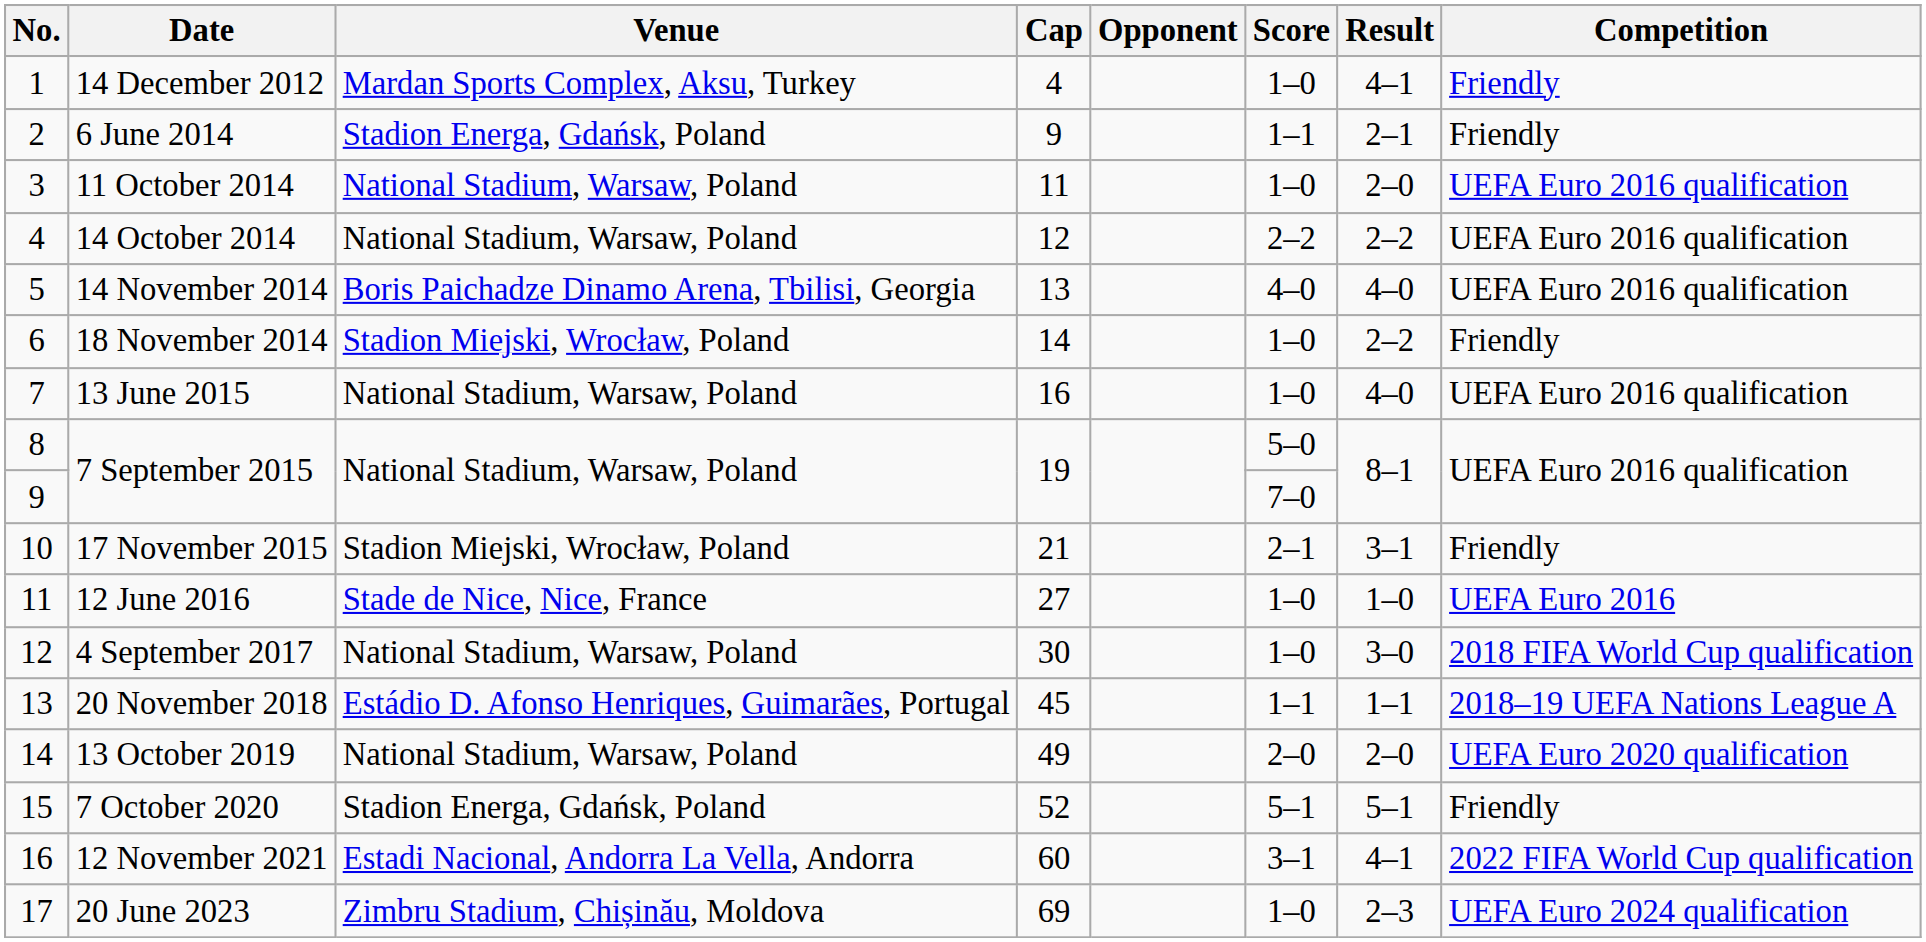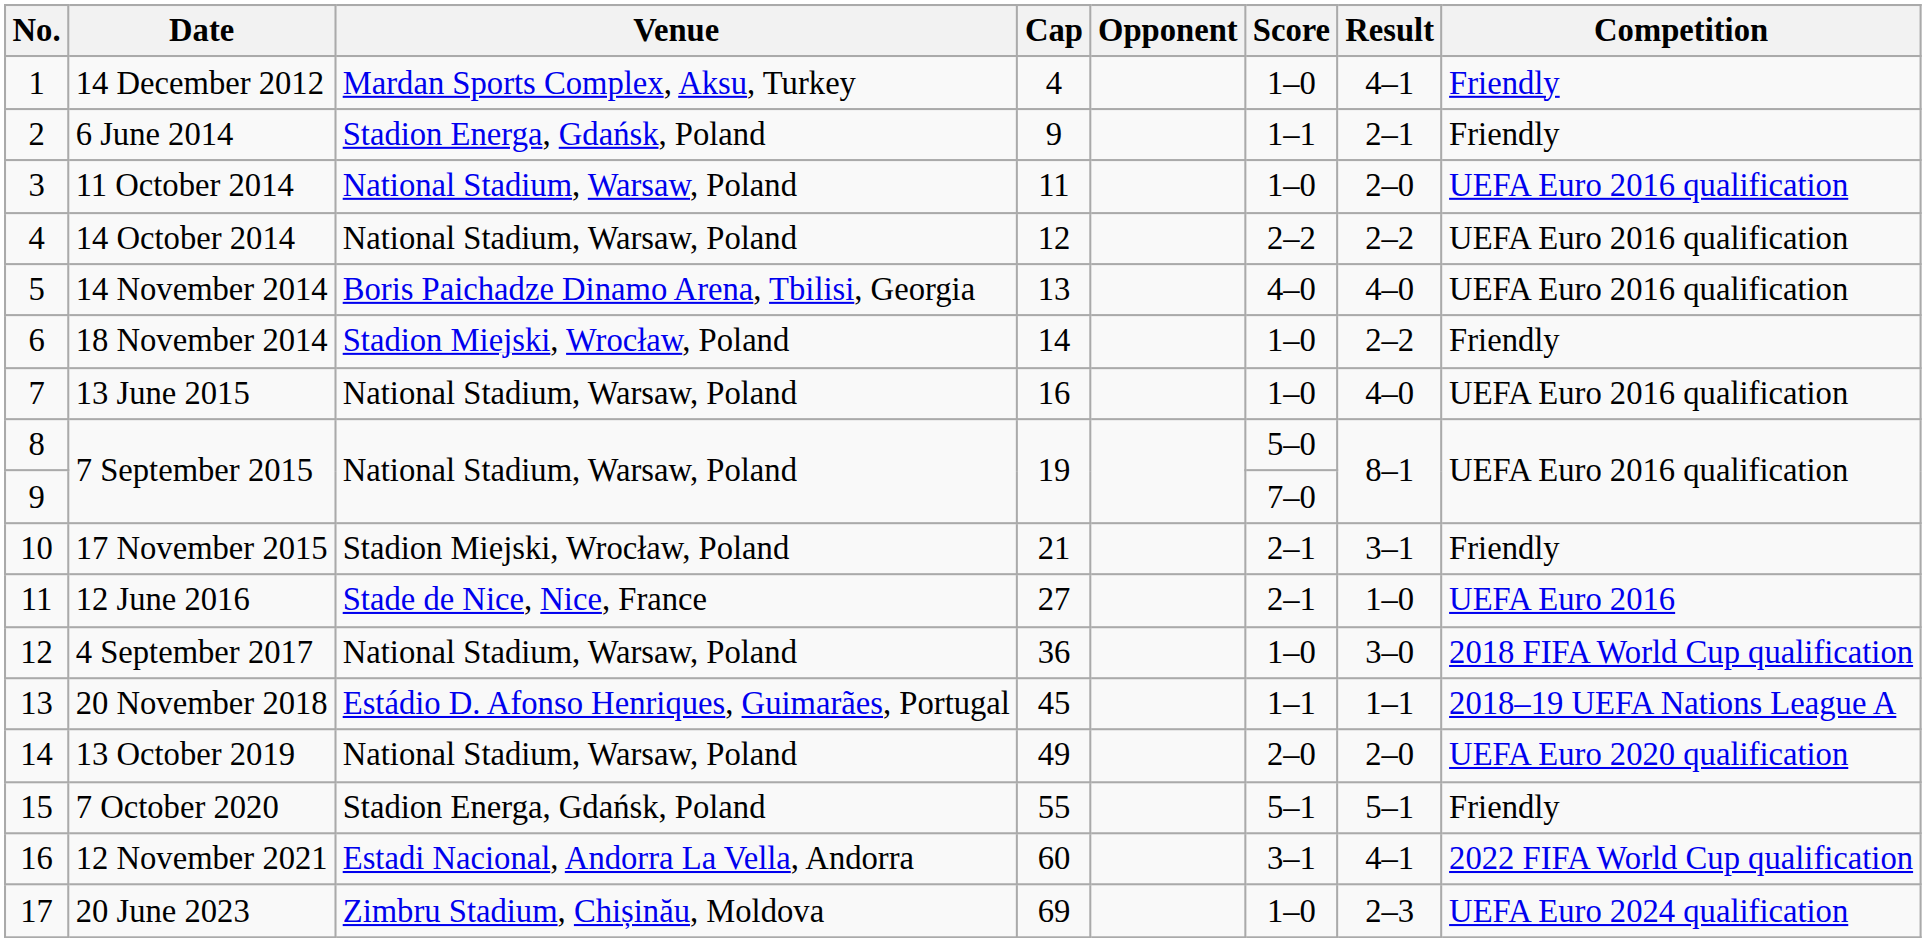(1291, 599) 1–0 -> (1291, 599) 2–1
(1054, 651) 30 -> (1054, 651) 36
(1054, 806) 52 -> (1054, 806) 55
